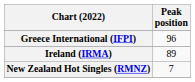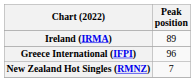rows swapped: (78, 38) <-> (78, 54)
